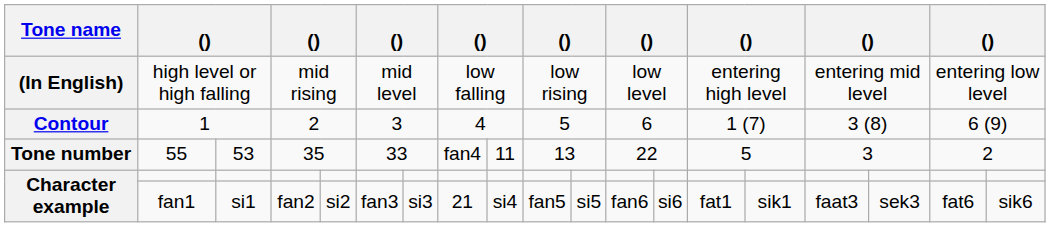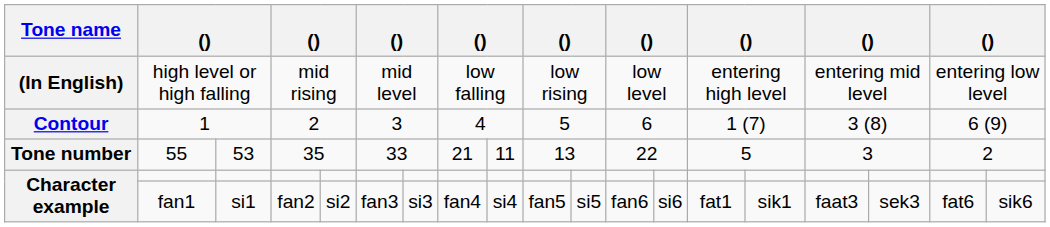(462, 154) fan4 -> (462, 154) 21
(462, 201) 21 -> (462, 201) fan4
